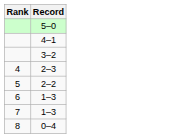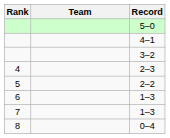+ column: (80, 12)
